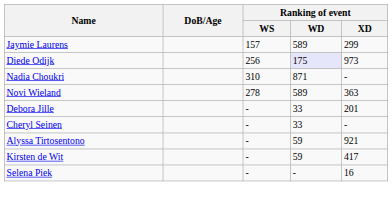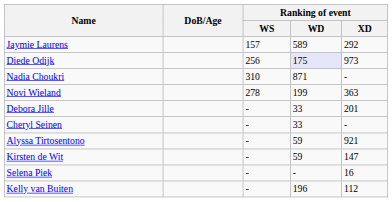(351, 44) 299 -> (351, 44) 292
(300, 92) 589 -> (300, 92) 199
(351, 157) 417 -> (351, 157) 147
+ row: (40, 189)
